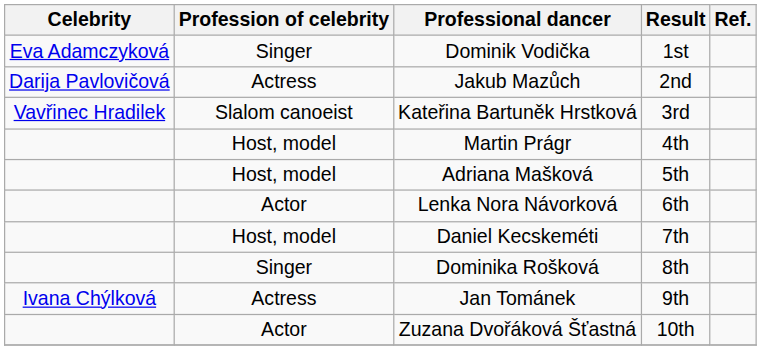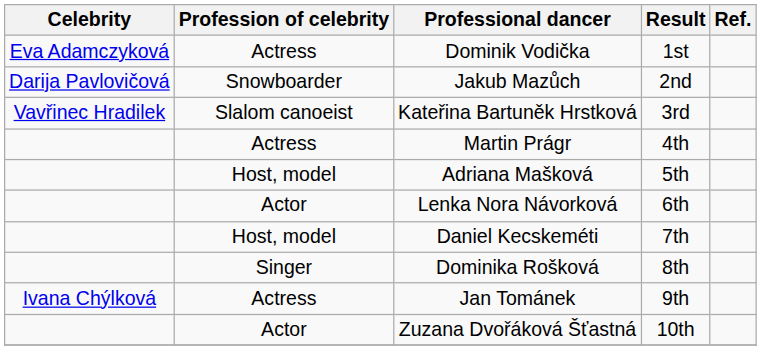(284, 50) Singer -> (284, 50) Actress
(284, 81) Actress -> (284, 81) Snowboarder
(284, 143) Host, model -> (284, 143) Actress
